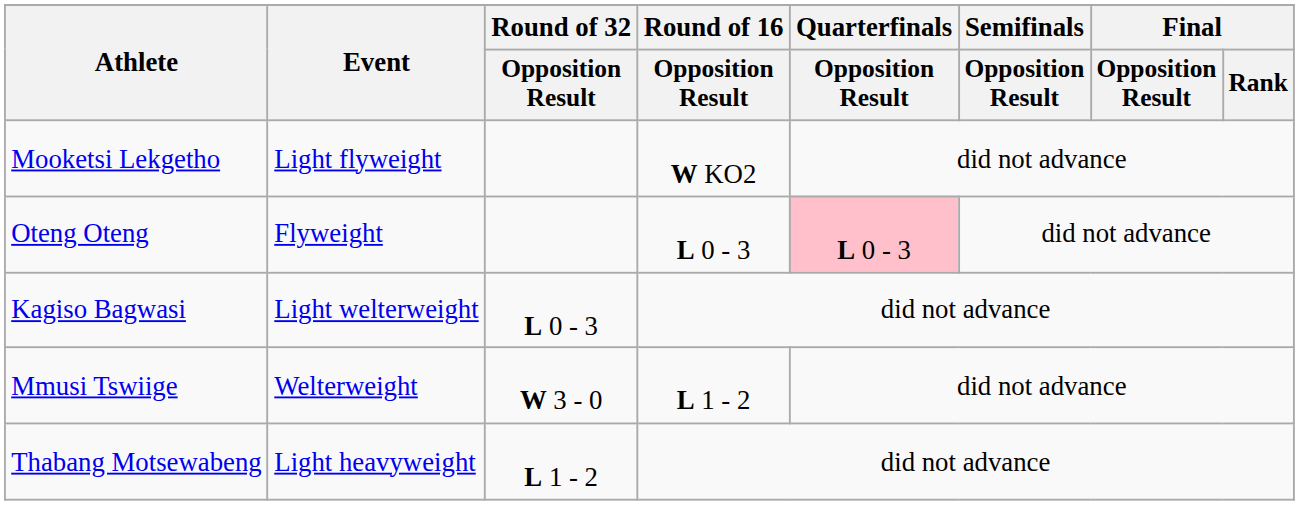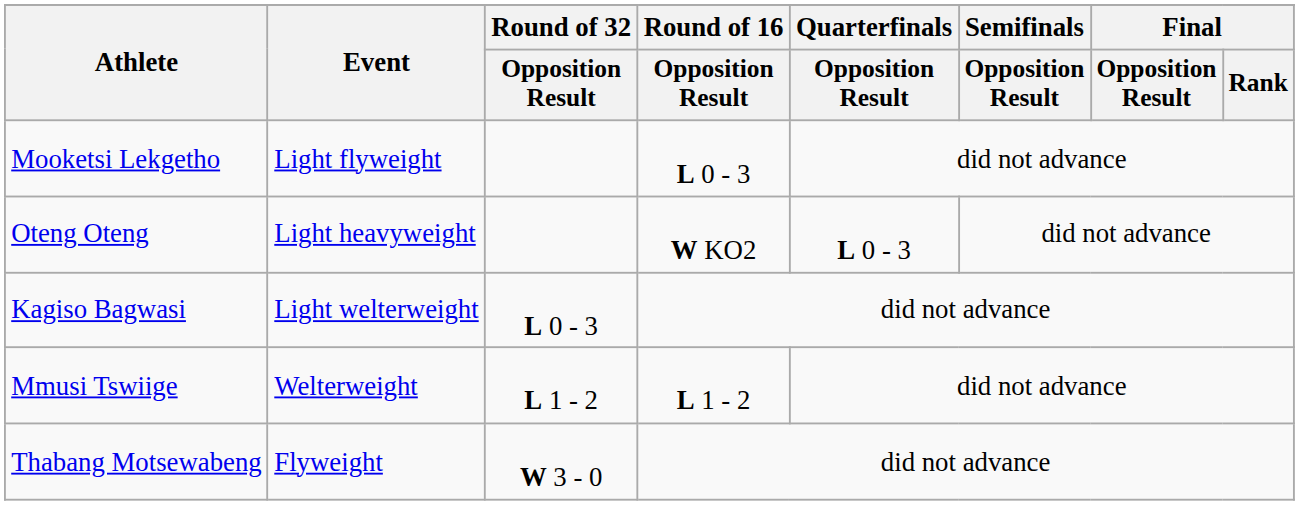(714, 174) W KO2 -> (714, 174) L 0 - 3
(329, 234) Flyweight -> (375, 234) Light heavyweight
(714, 250) L 0 - 3 -> (714, 250) W KO2
(874, 250) pink background -> (874, 250) no background
(561, 401) W 3 - 0 -> (561, 401) L 1 - 2
(375, 461) Light heavyweight -> (329, 461) Flyweight
(561, 477) L 1 - 2 -> (561, 477) W 3 - 0
